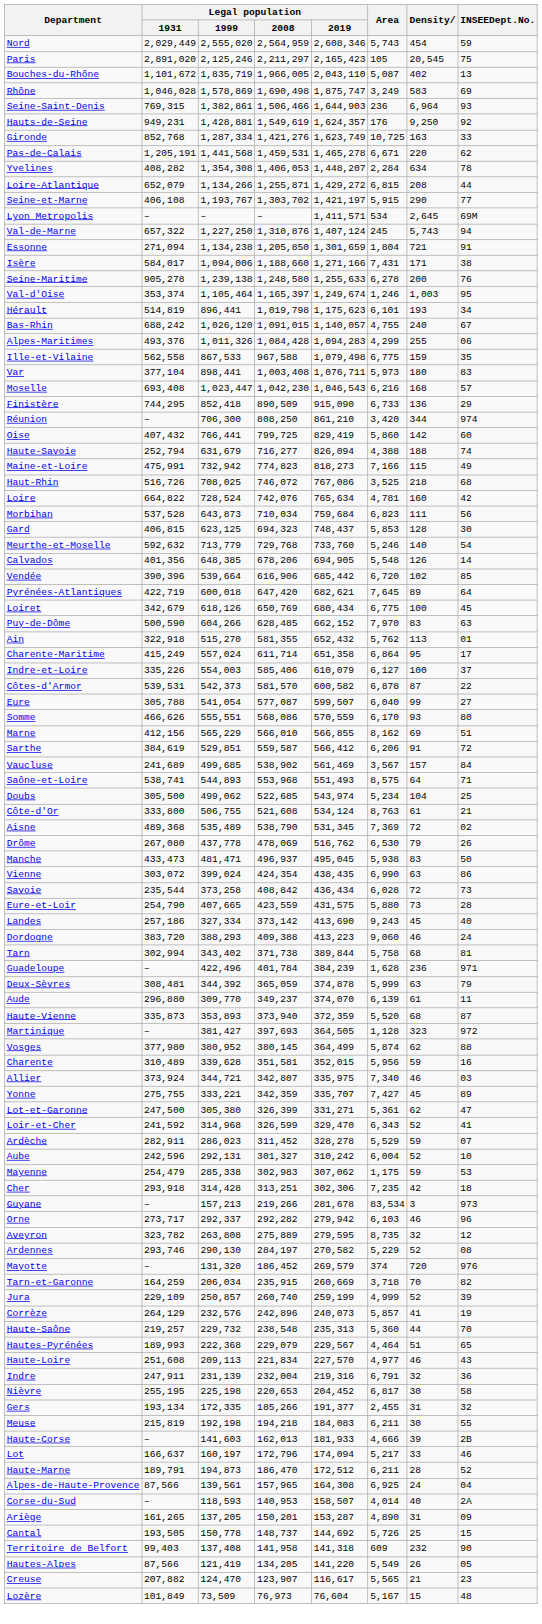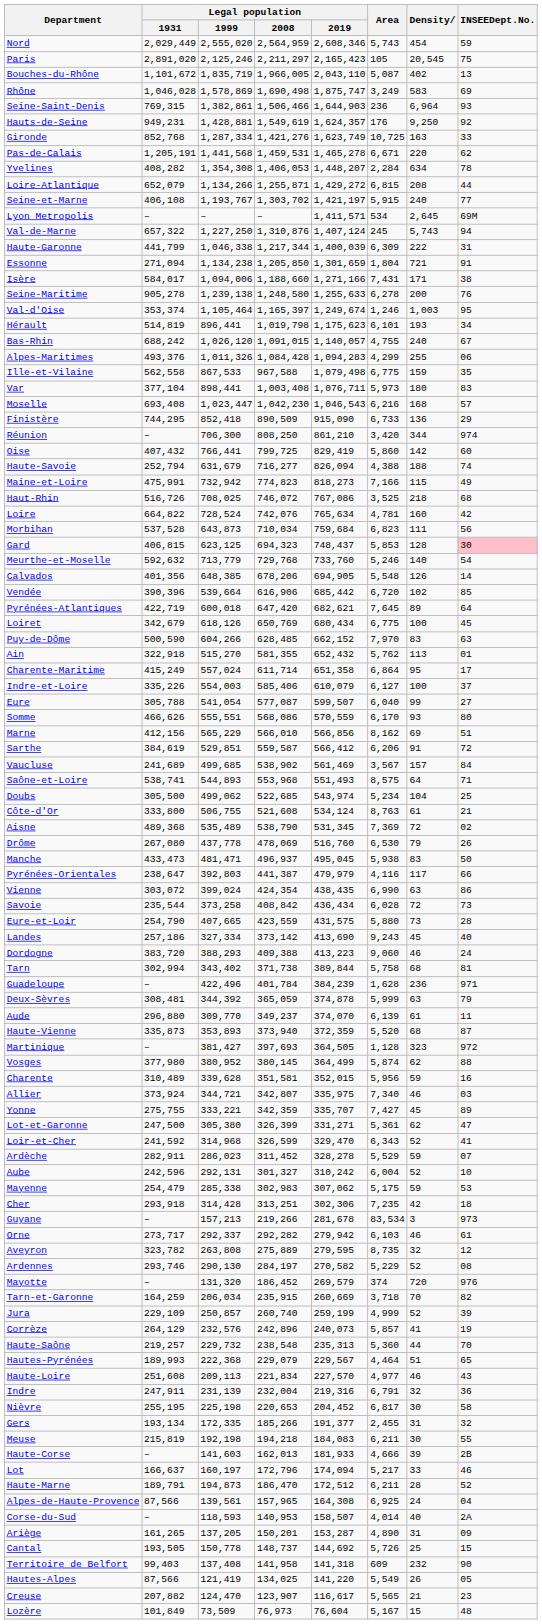(418, 200) 290 -> (418, 200) 240
+ row: (44, 247)
(466, 530) no background -> (466, 545) pink background
- row: (44, 686)
(334, 733) 566,855 -> (334, 733) 566,856
(334, 843) 516,762 -> (334, 843) 516,760
+ row: (62, 875)
(385, 1172) 1,175 -> (385, 1188) 5,175
(466, 1219) 96 -> (466, 1235) 61
(277, 1564) 134,205 -> (277, 1580) 134,025
